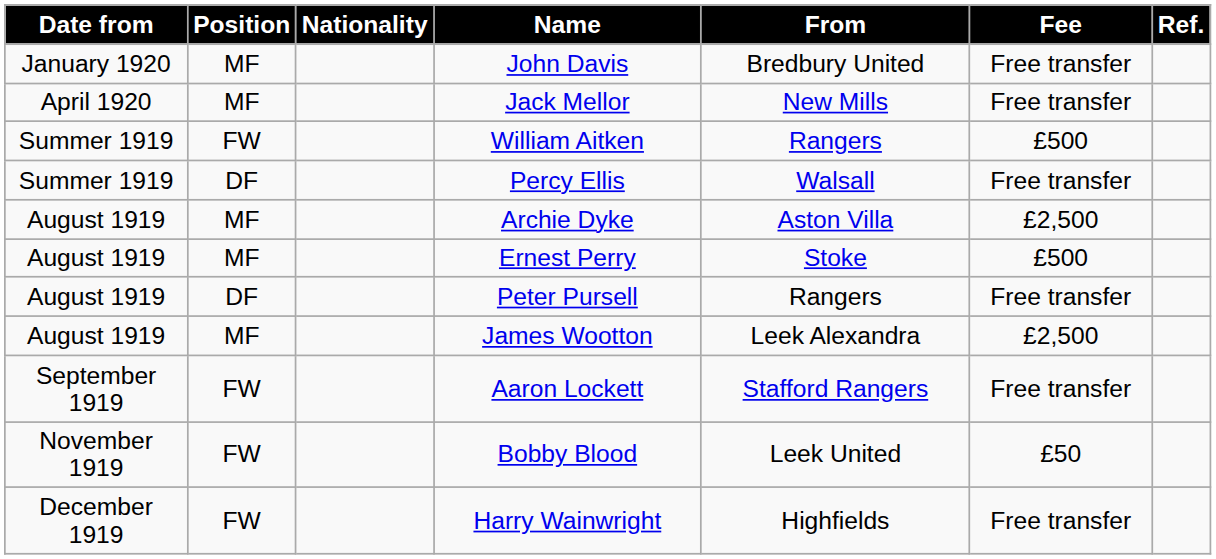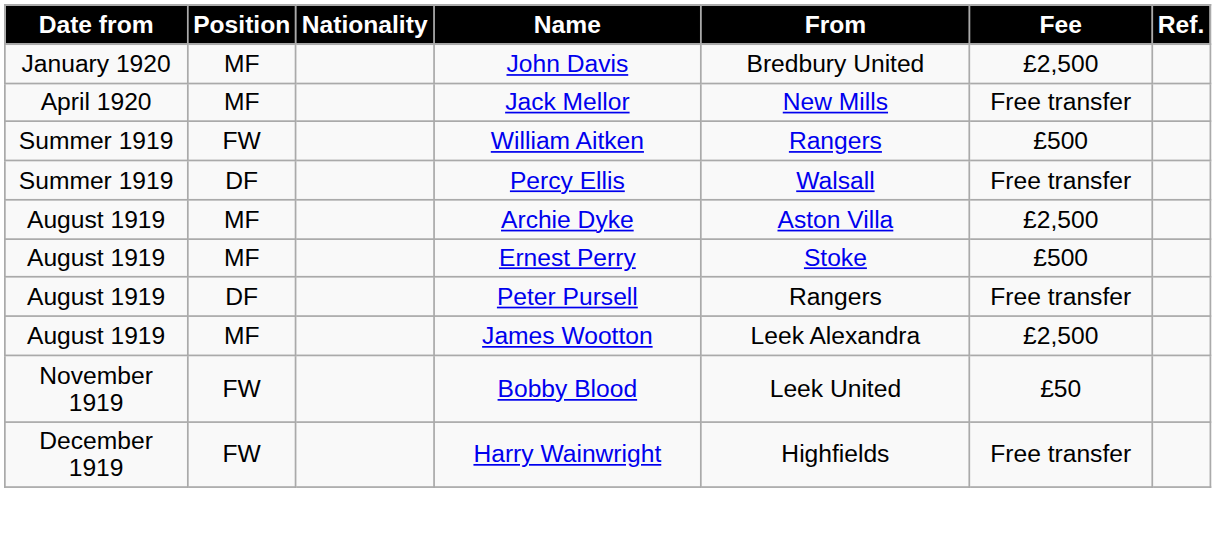(1061, 64) Free transfer -> (1061, 64) £2,500
- row: (567, 388)
